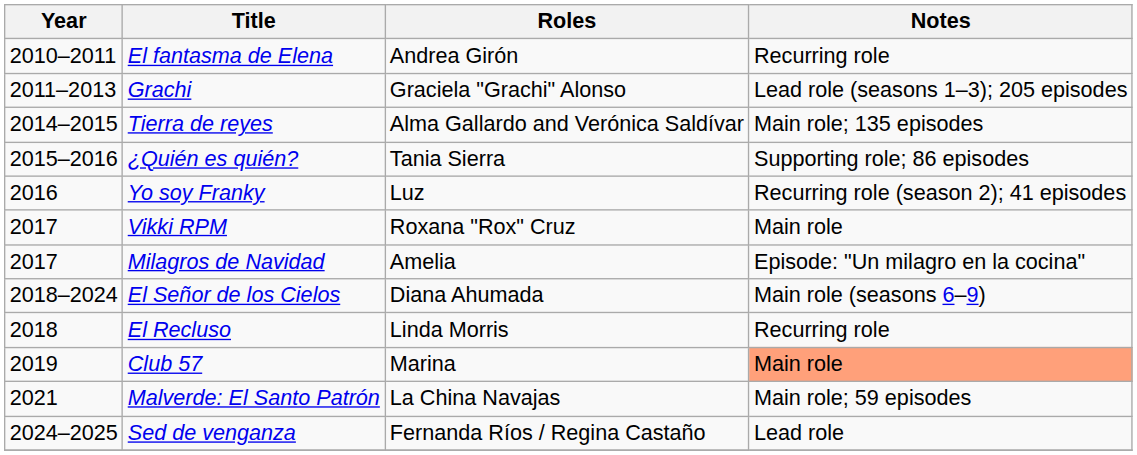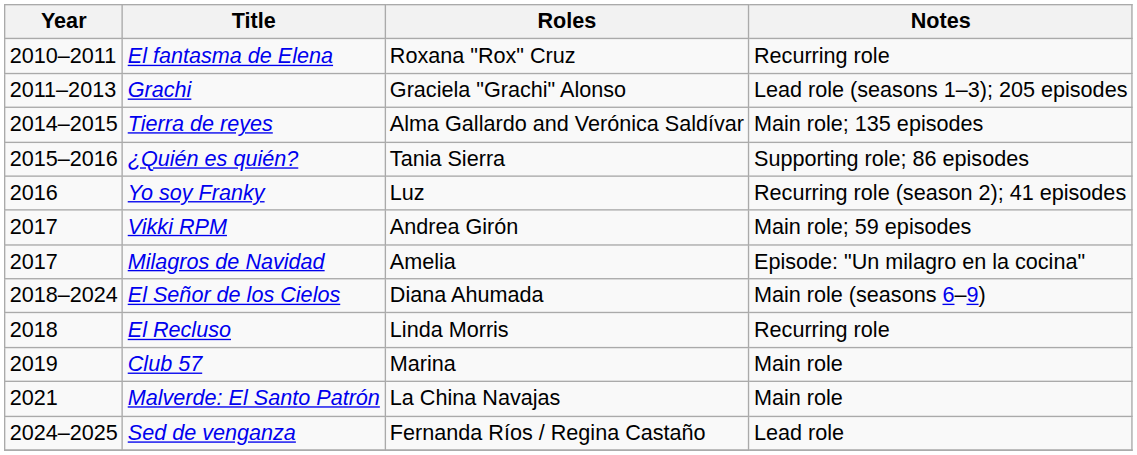(454, 55) Andrea Girón -> (483, 55) Roxana "Rox" Cruz
(483, 227) Roxana "Rox" Cruz -> (454, 227) Andrea Girón
(798, 227) Main role -> (863, 227) Main role; 59 episodes
(798, 364) lightsalmon background -> (798, 364) no background
(863, 398) Main role; 59 episodes -> (798, 398) Main role
